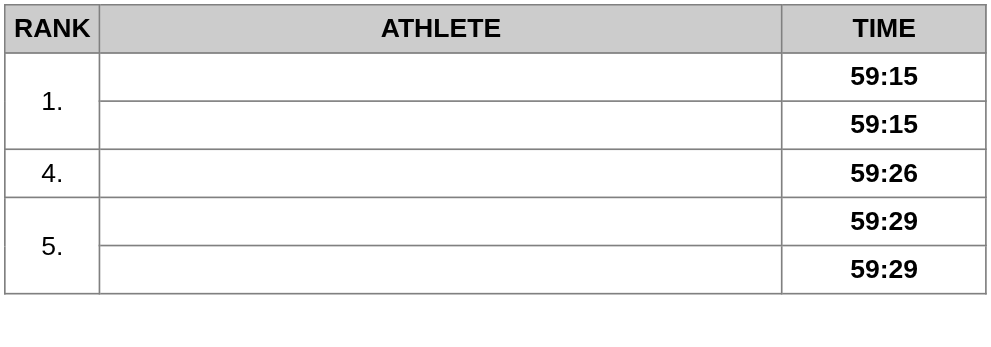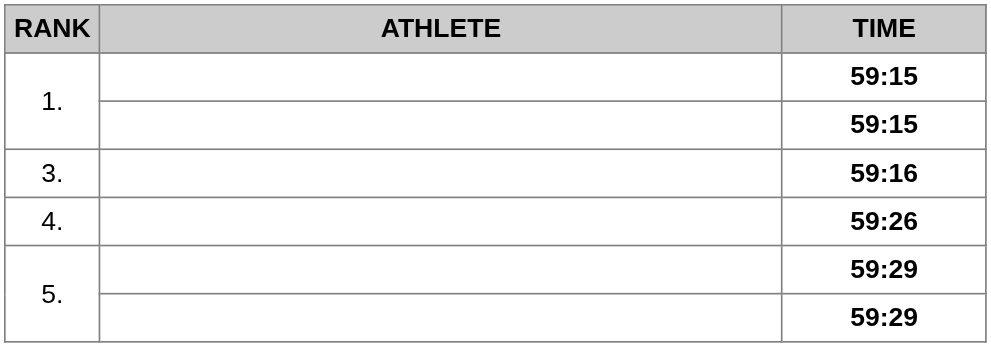+ row: (52, 172)
